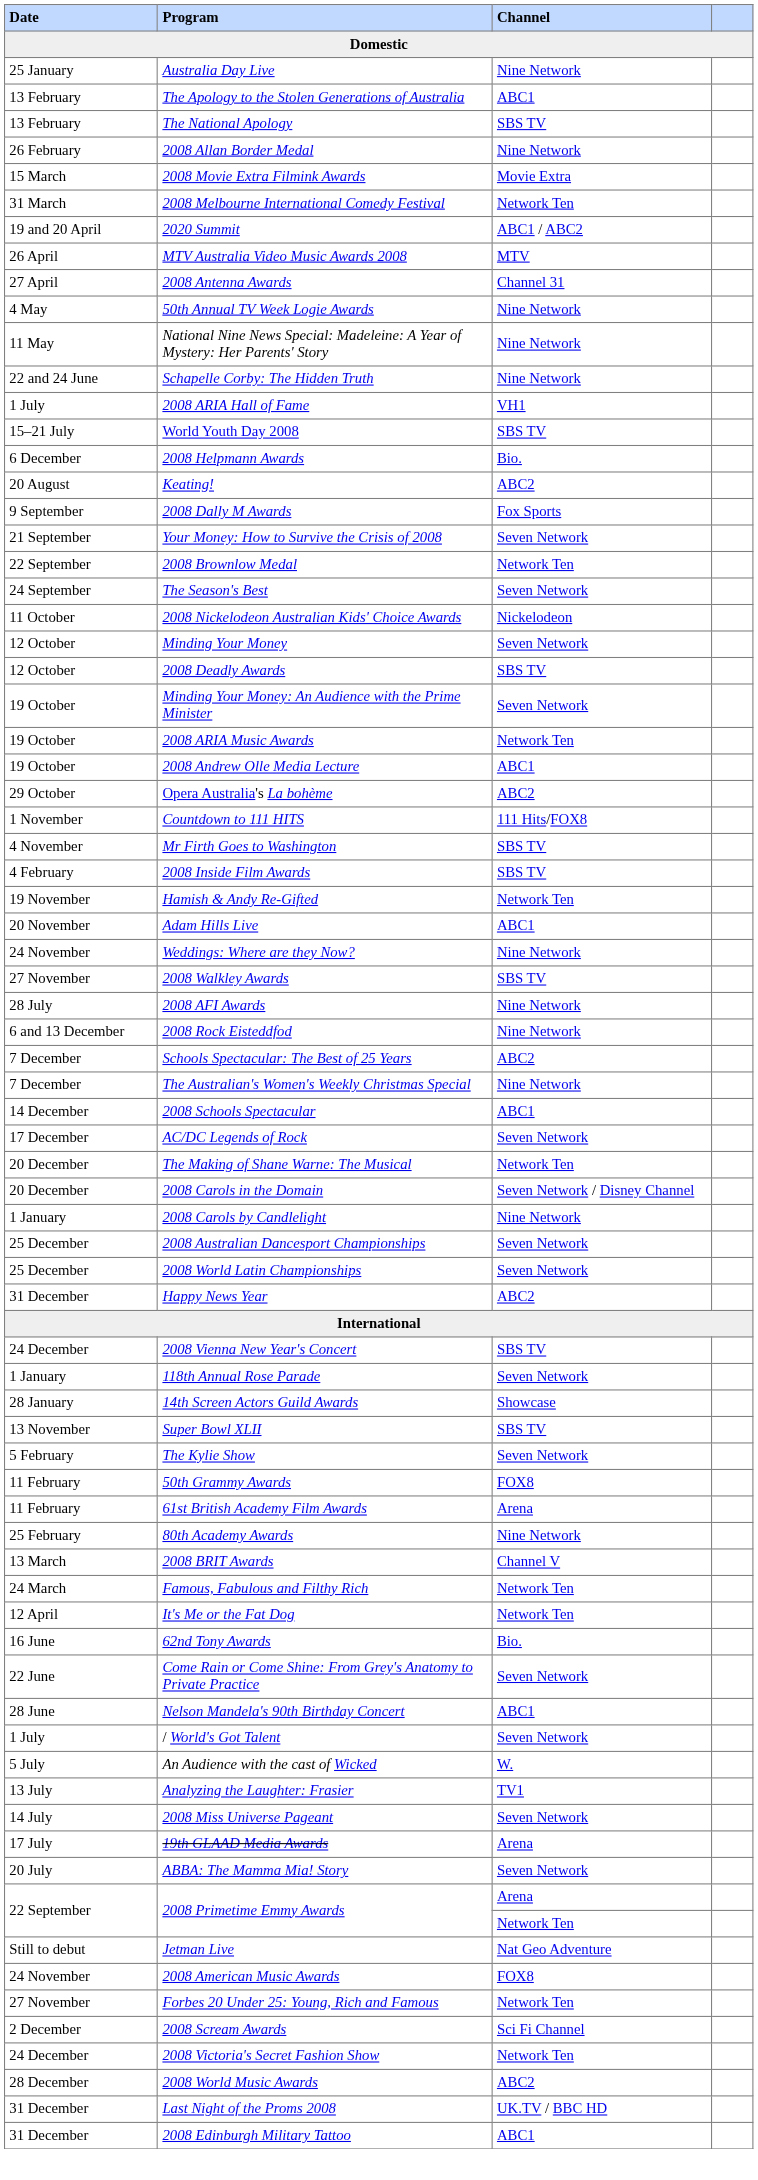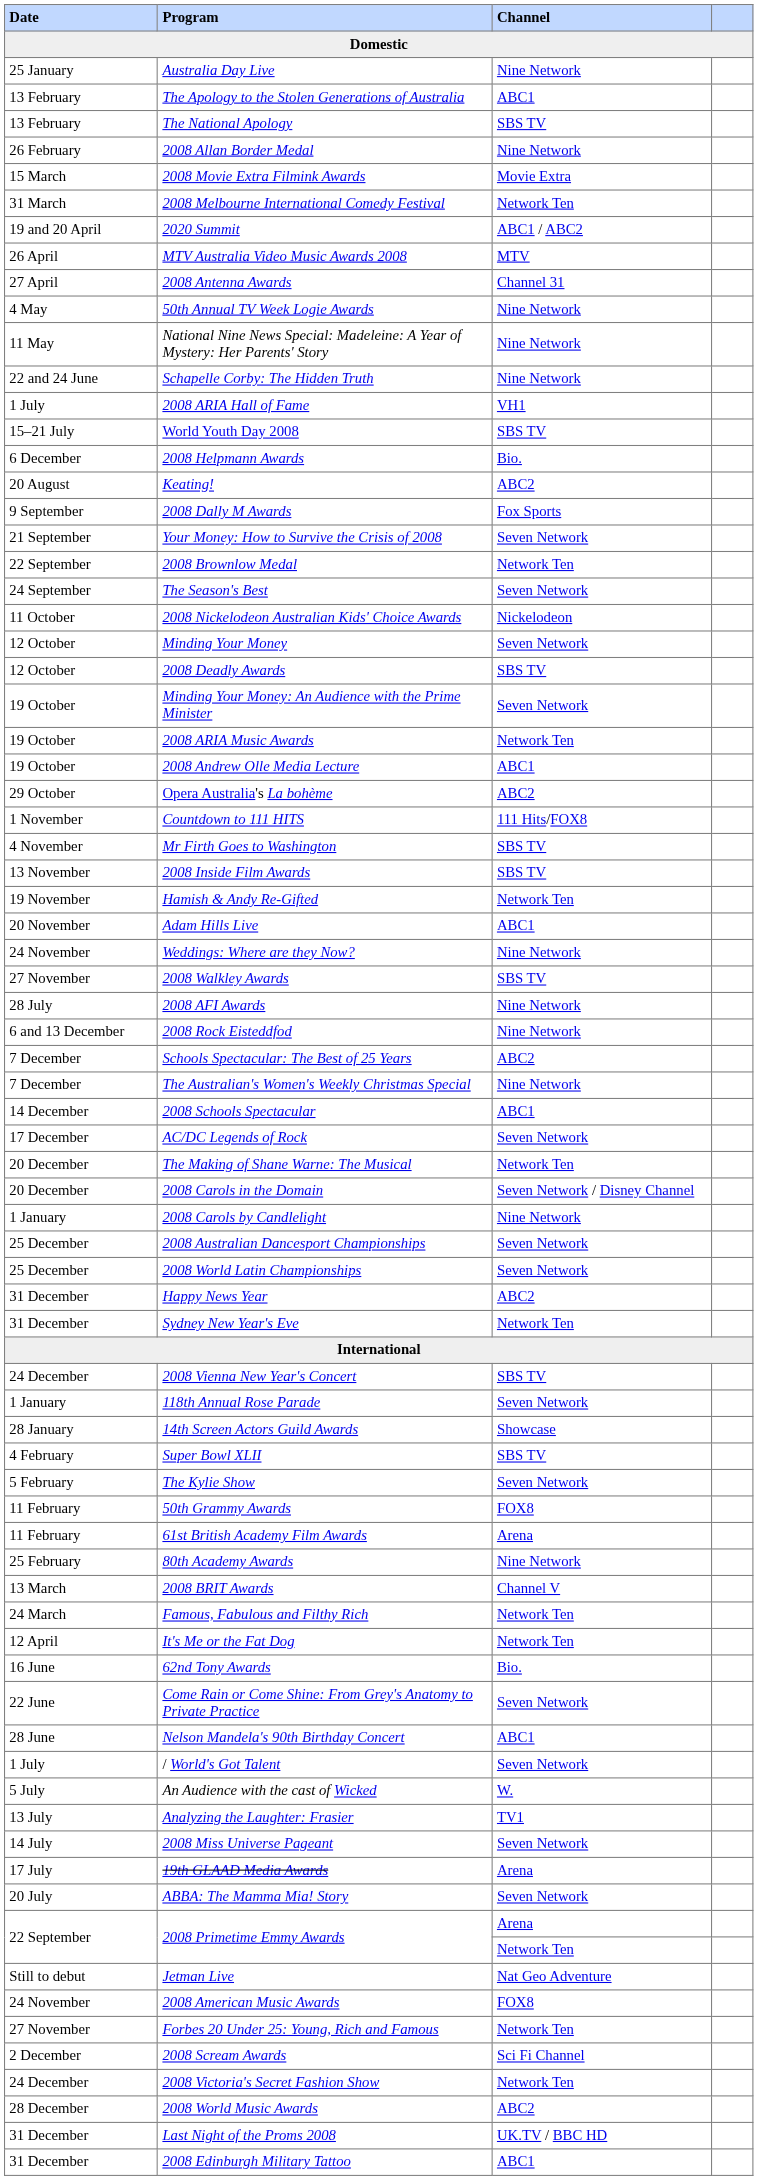(41, 873) 4 February -> (50, 873) 13 November
+ row: (231, 1323)
(50, 1429) 13 November -> (41, 1456) 4 February
